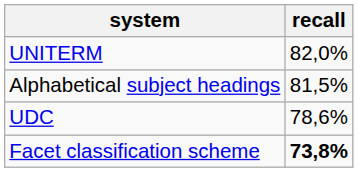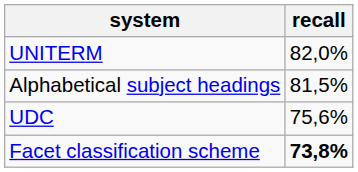(319, 118) 78,6% -> (319, 118) 75,6%
